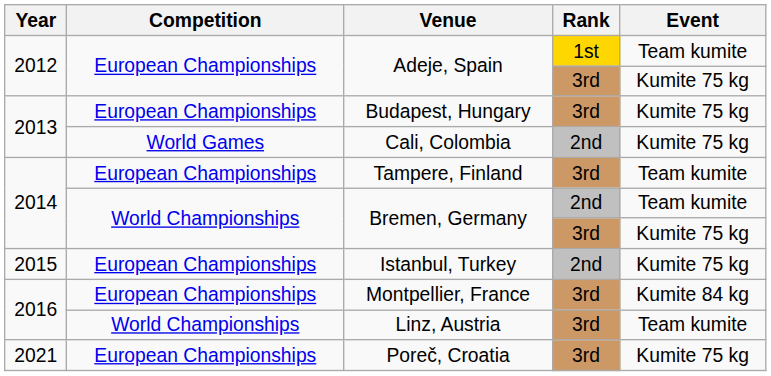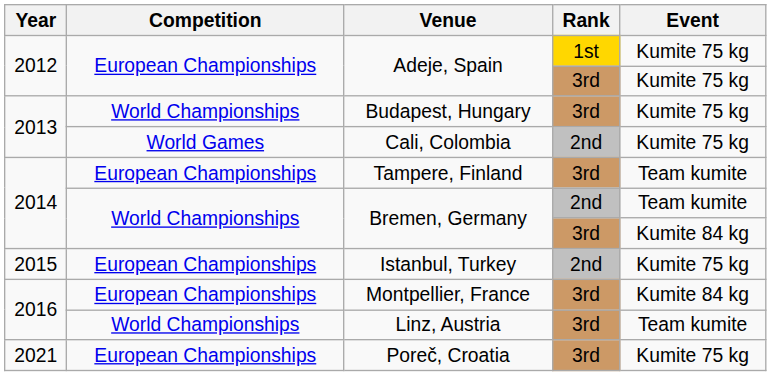(693, 51) Team kumite -> (693, 51) Kumite 75 kg
(205, 112) European Championships -> (205, 112) World Championships
(693, 234) Kumite 75 kg -> (693, 234) Kumite 84 kg
